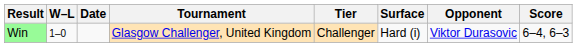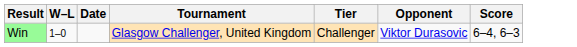- column: (402, 14)
